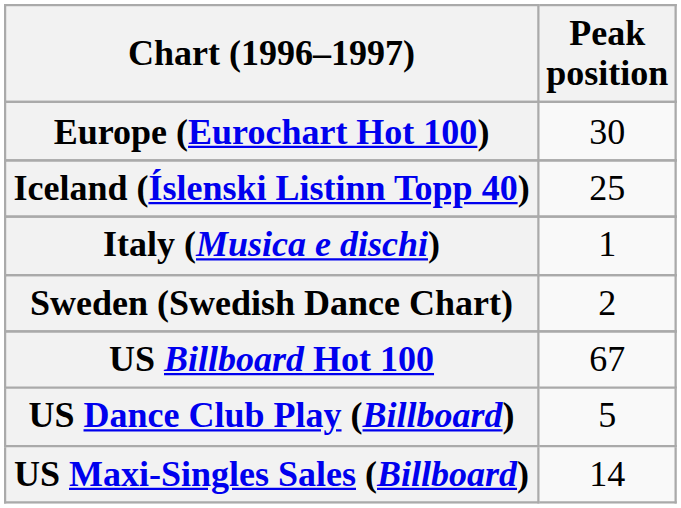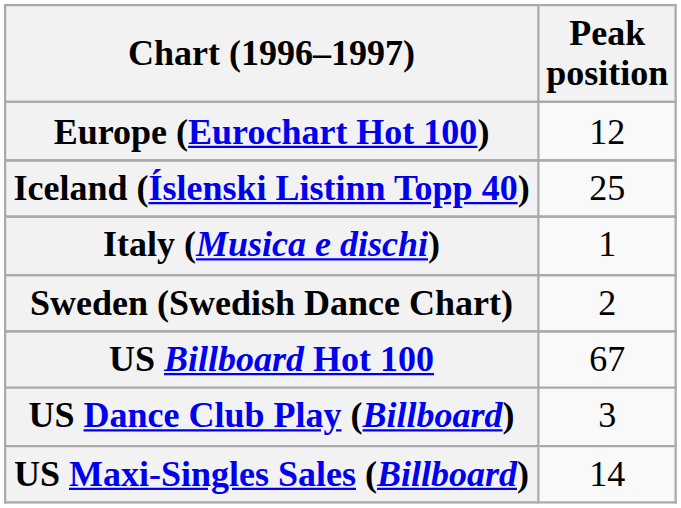(607, 130) 30 -> (607, 130) 12
(607, 416) 5 -> (607, 416) 3
